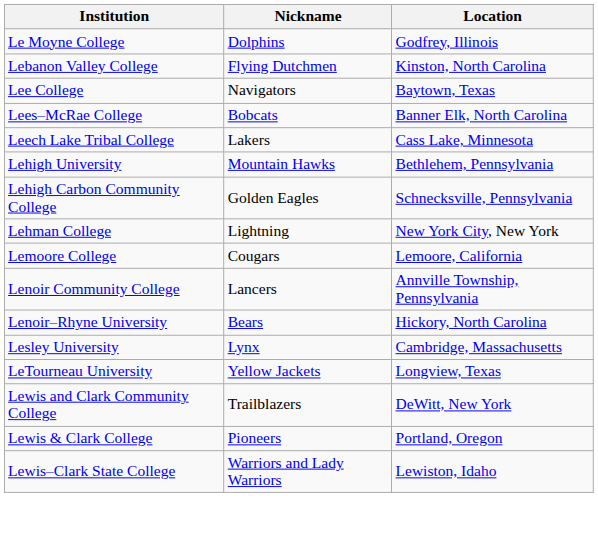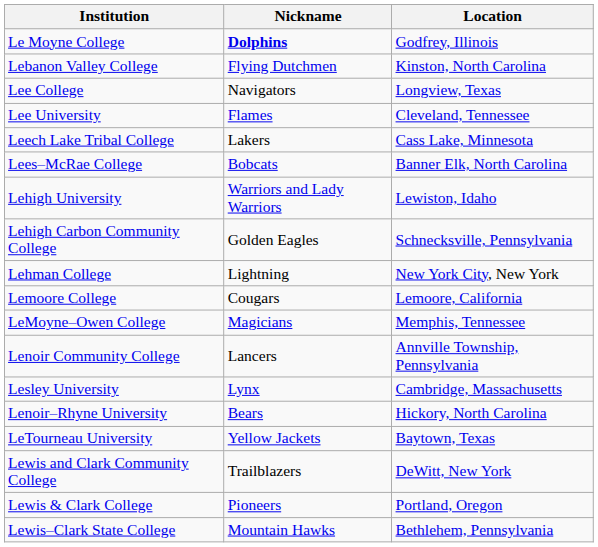(256, 41) normal -> (257, 41) bold
(445, 90) Baytown, Texas -> (448, 90) Longview, Texas
+ row: (54, 115)
rows swapped: (91, 139) <-> (75, 115)
(281, 164) Mountain Hawks -> (286, 197) Warriors and Lady Warriors
(474, 164) Bethlehem, Pennsylvania -> (446, 197) Lewiston, Idaho
+ row: (87, 322)
rows swapped: (88, 322) <-> (63, 347)
(448, 371) Longview, Texas -> (445, 438) Baytown, Texas
(286, 471) Warriors and Lady Warriors -> (281, 529) Mountain Hawks
(446, 471) Lewiston, Idaho -> (474, 529) Bethlehem, Pennsylvania
